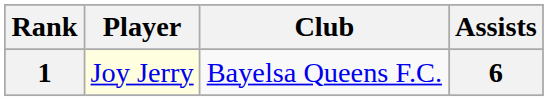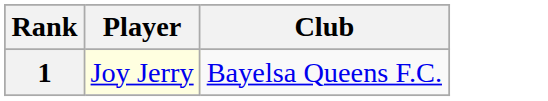- column: (496, 26)
